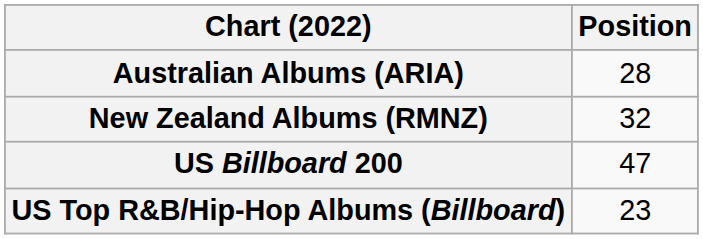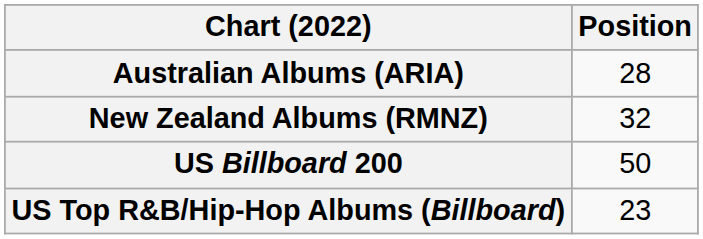(635, 164) 47 -> (635, 164) 50
